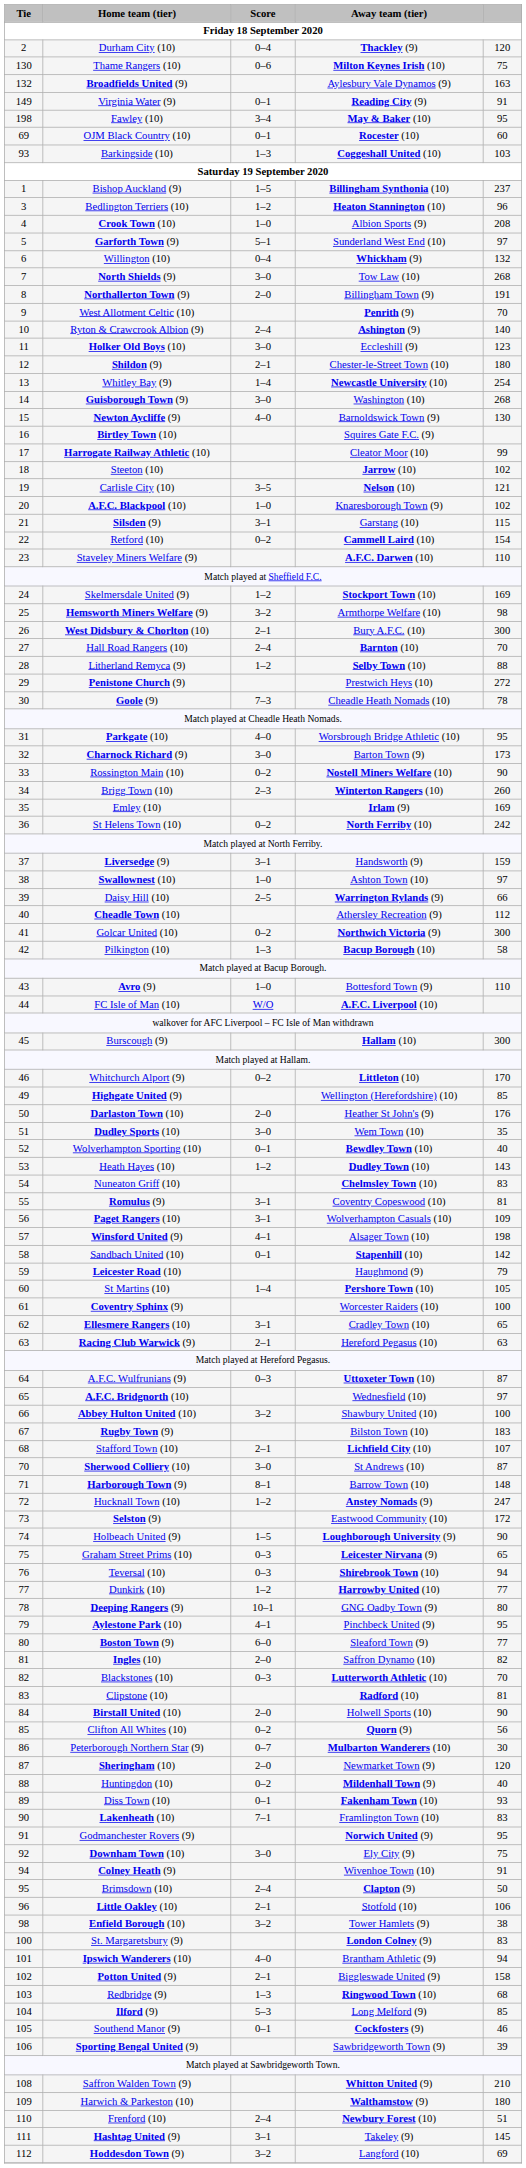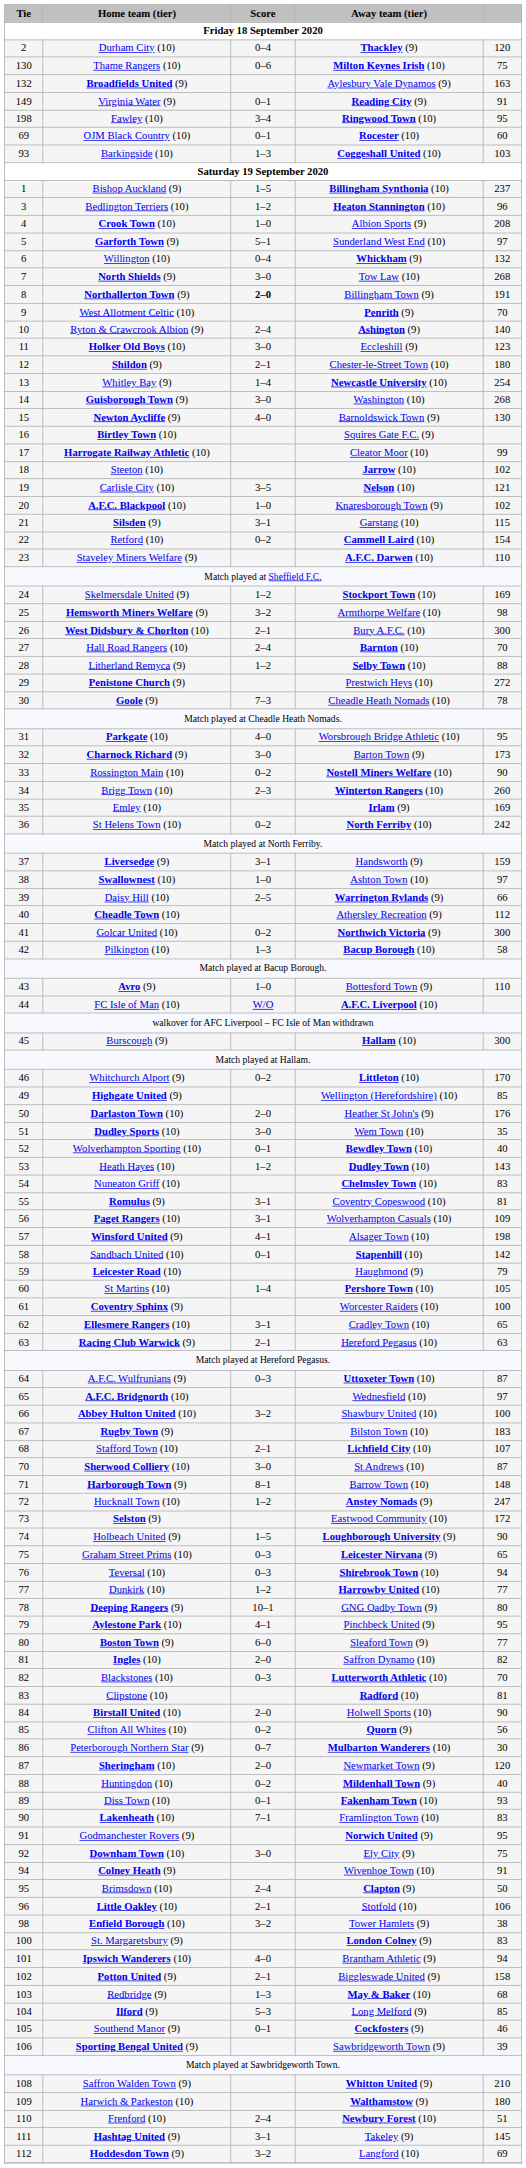(389, 119) May & Baker (10) -> (389, 119) Ringwood Town (10)
(263, 294) normal -> (263, 294) bold
(389, 1994) Ringwood Town (10) -> (389, 1994) May & Baker (10)
